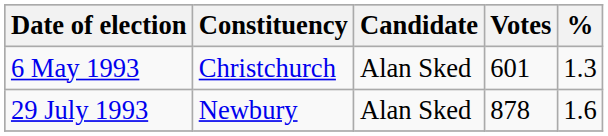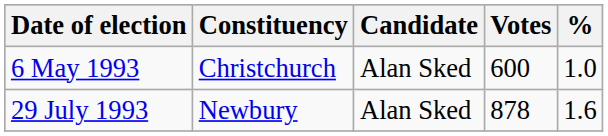(510, 67) 601 -> (510, 67) 600
(580, 67) 1.3 -> (580, 67) 1.0
